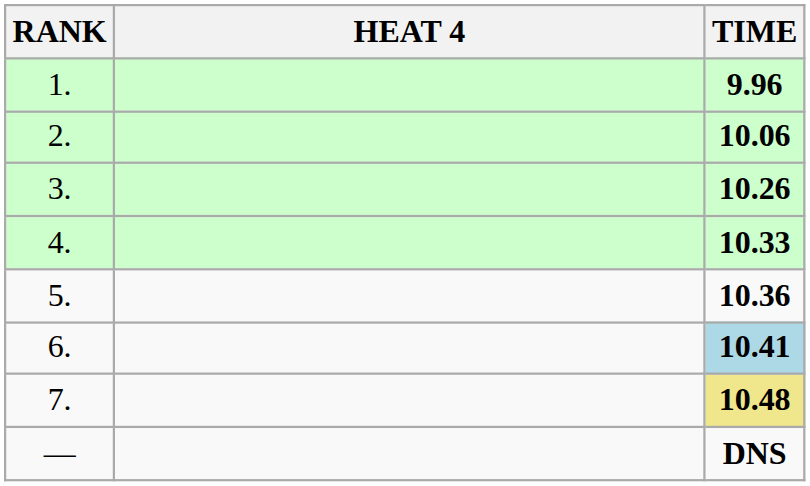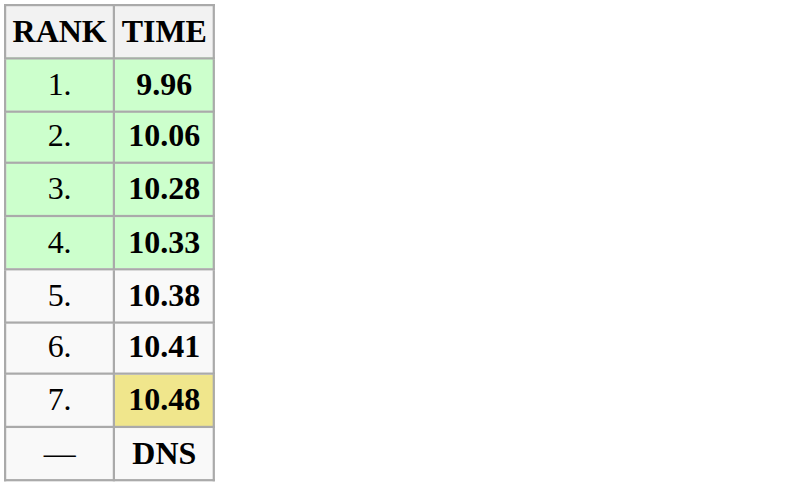- column: (409, 31)
(755, 189) 10.26 -> (164, 189) 10.28
(755, 294) 10.36 -> (164, 294) 10.38
(755, 347) lightblue background -> (164, 347) no background
